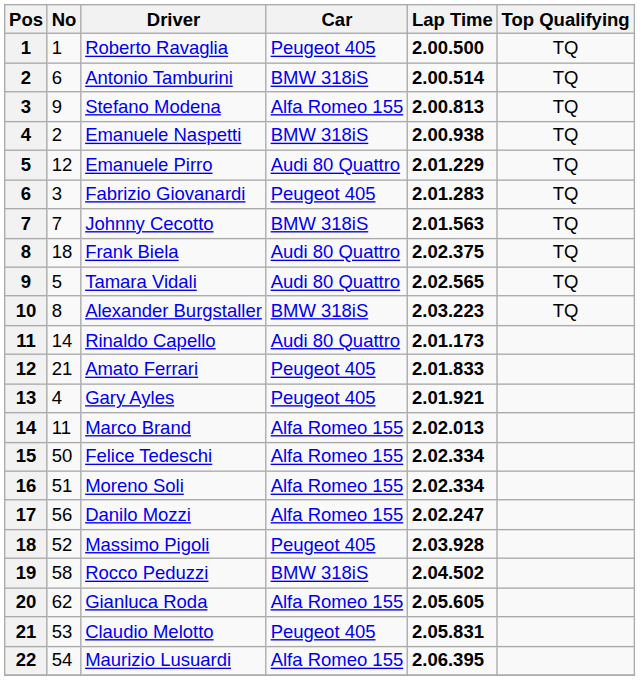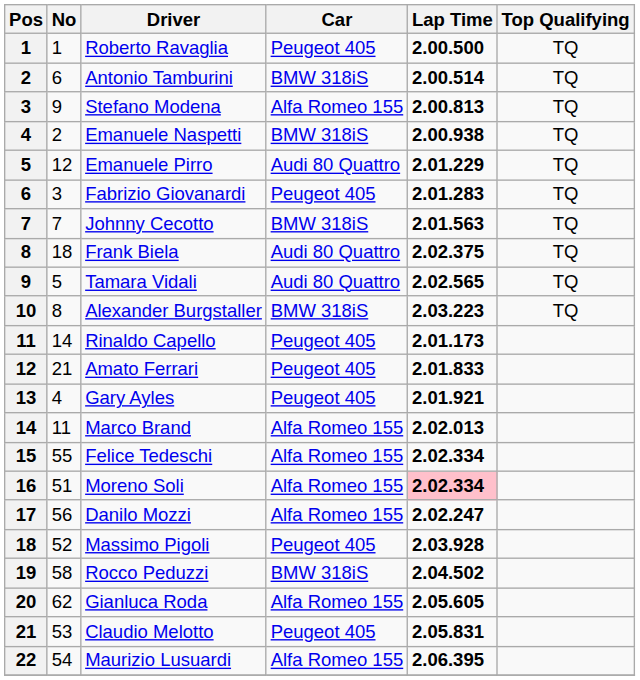(335, 340) Audi 80 Quattro -> (323, 340) Peugeot 405
(62, 456) 50 -> (62, 456) 55
(448, 485) no background -> (448, 485) pink background
